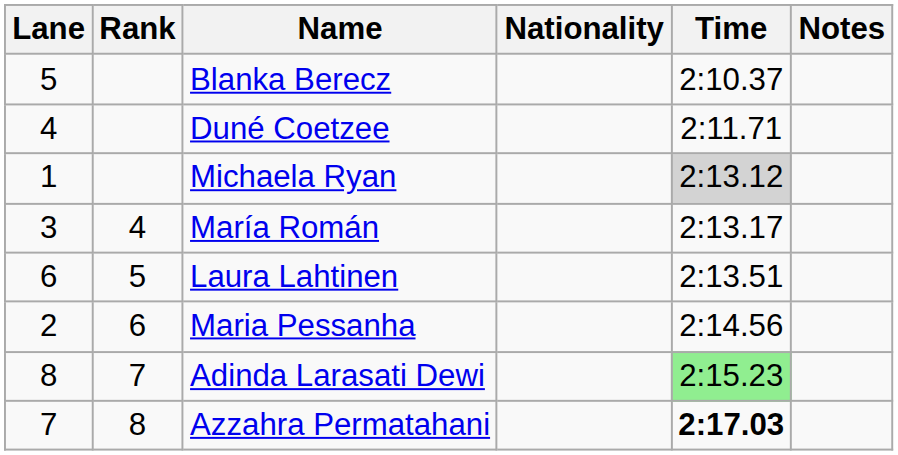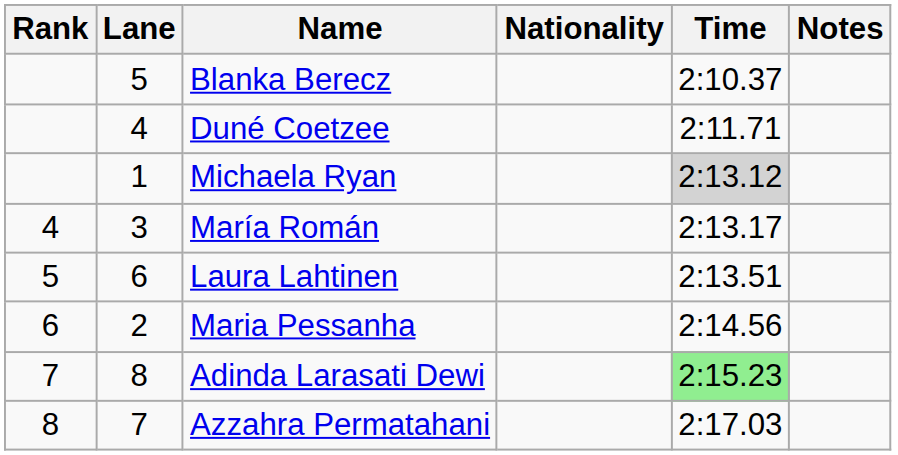columns swapped: (138, 29) <-> (49, 29)
(731, 425) bold -> (730, 425) normal
